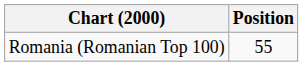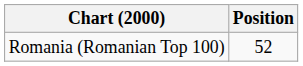(263, 46) 55 -> (263, 46) 52
